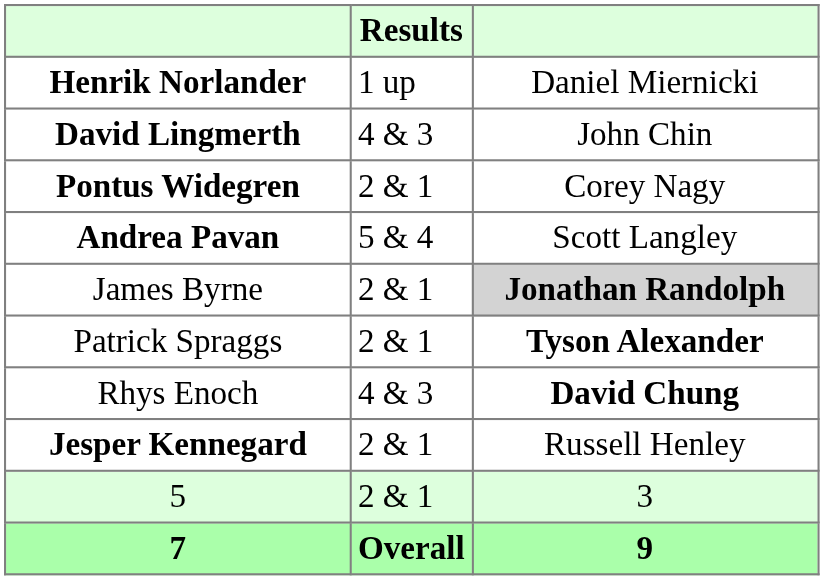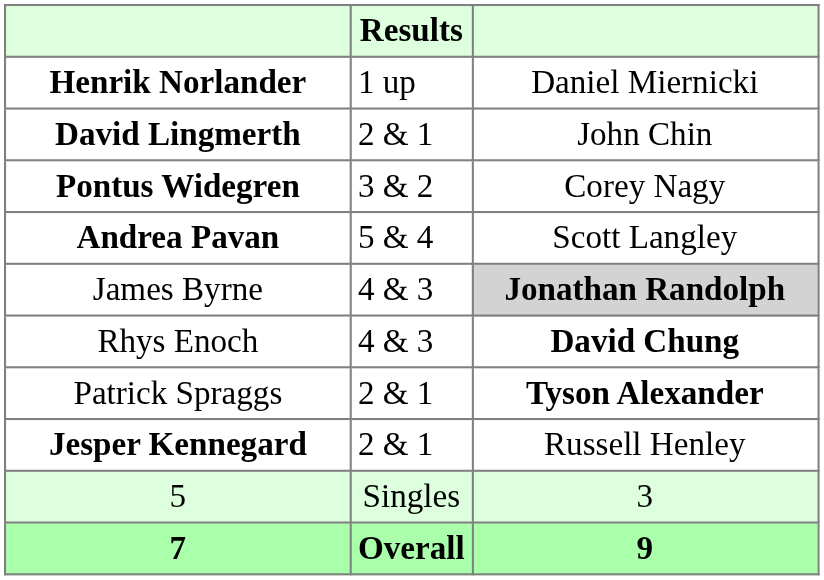(396, 133) 4 & 3 -> (396, 133) 2 & 1
(396, 185) 2 & 1 -> (396, 185) 3 & 2
(396, 289) 2 & 1 -> (396, 289) 4 & 3
rows swapped: (178, 392) <-> (178, 340)
(396, 496) 2 & 1 -> (411, 496) Singles
